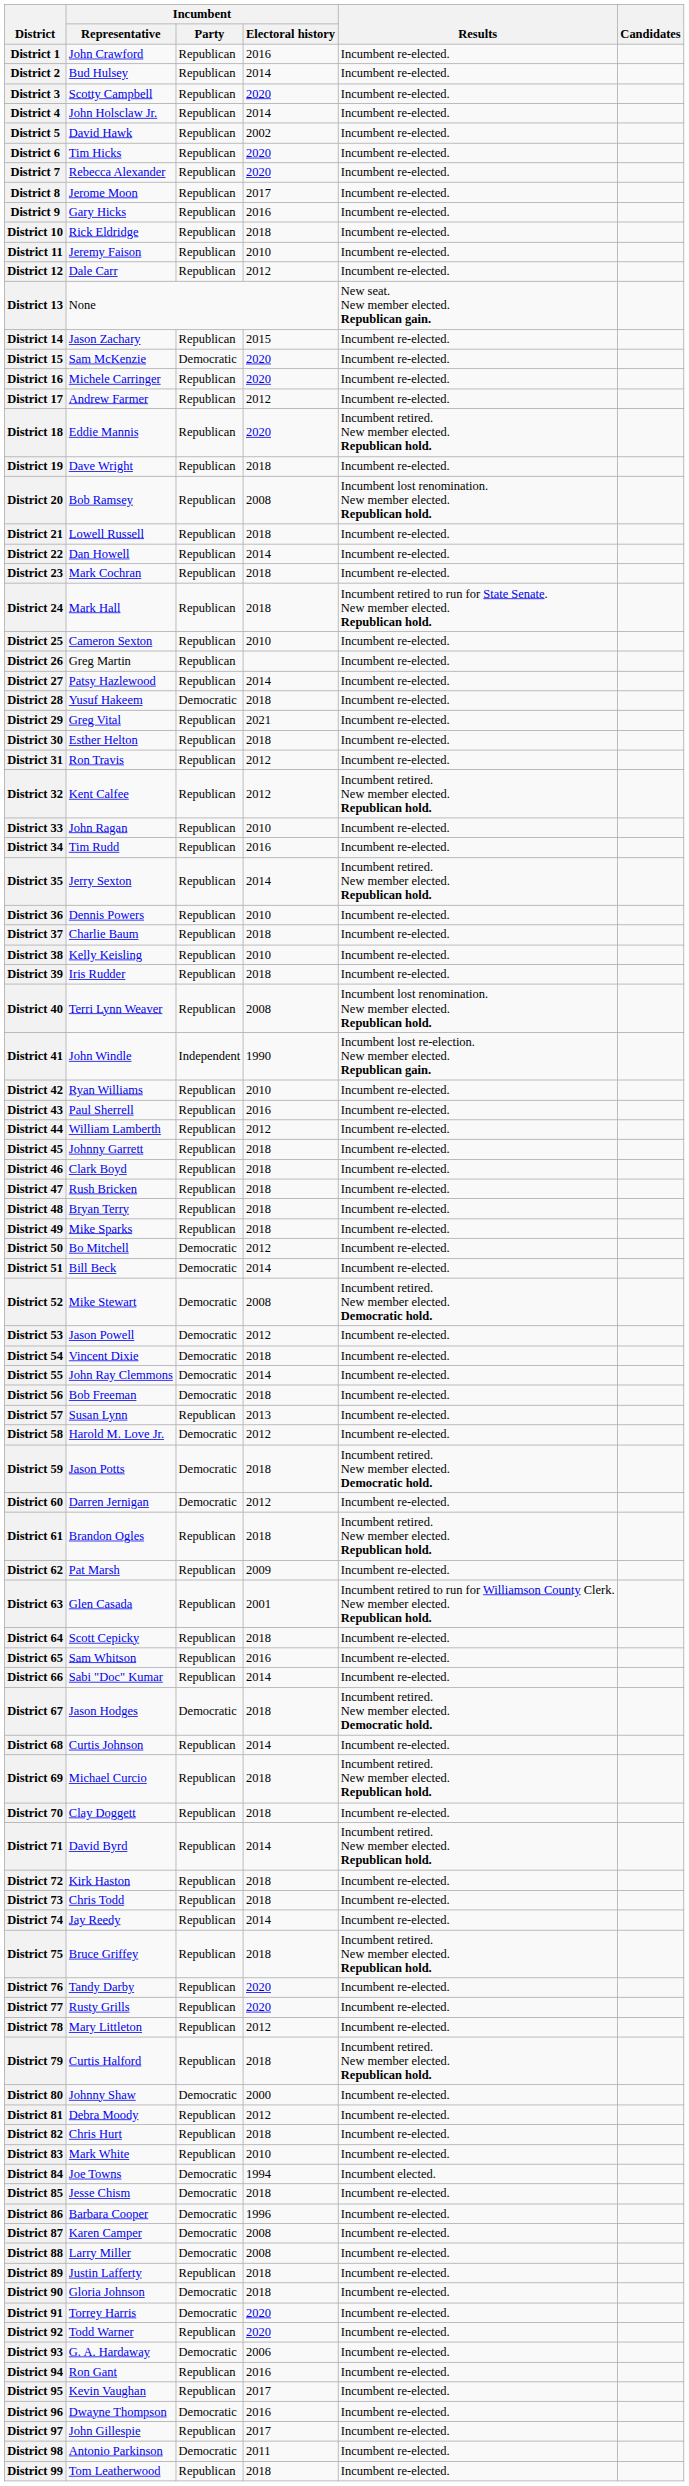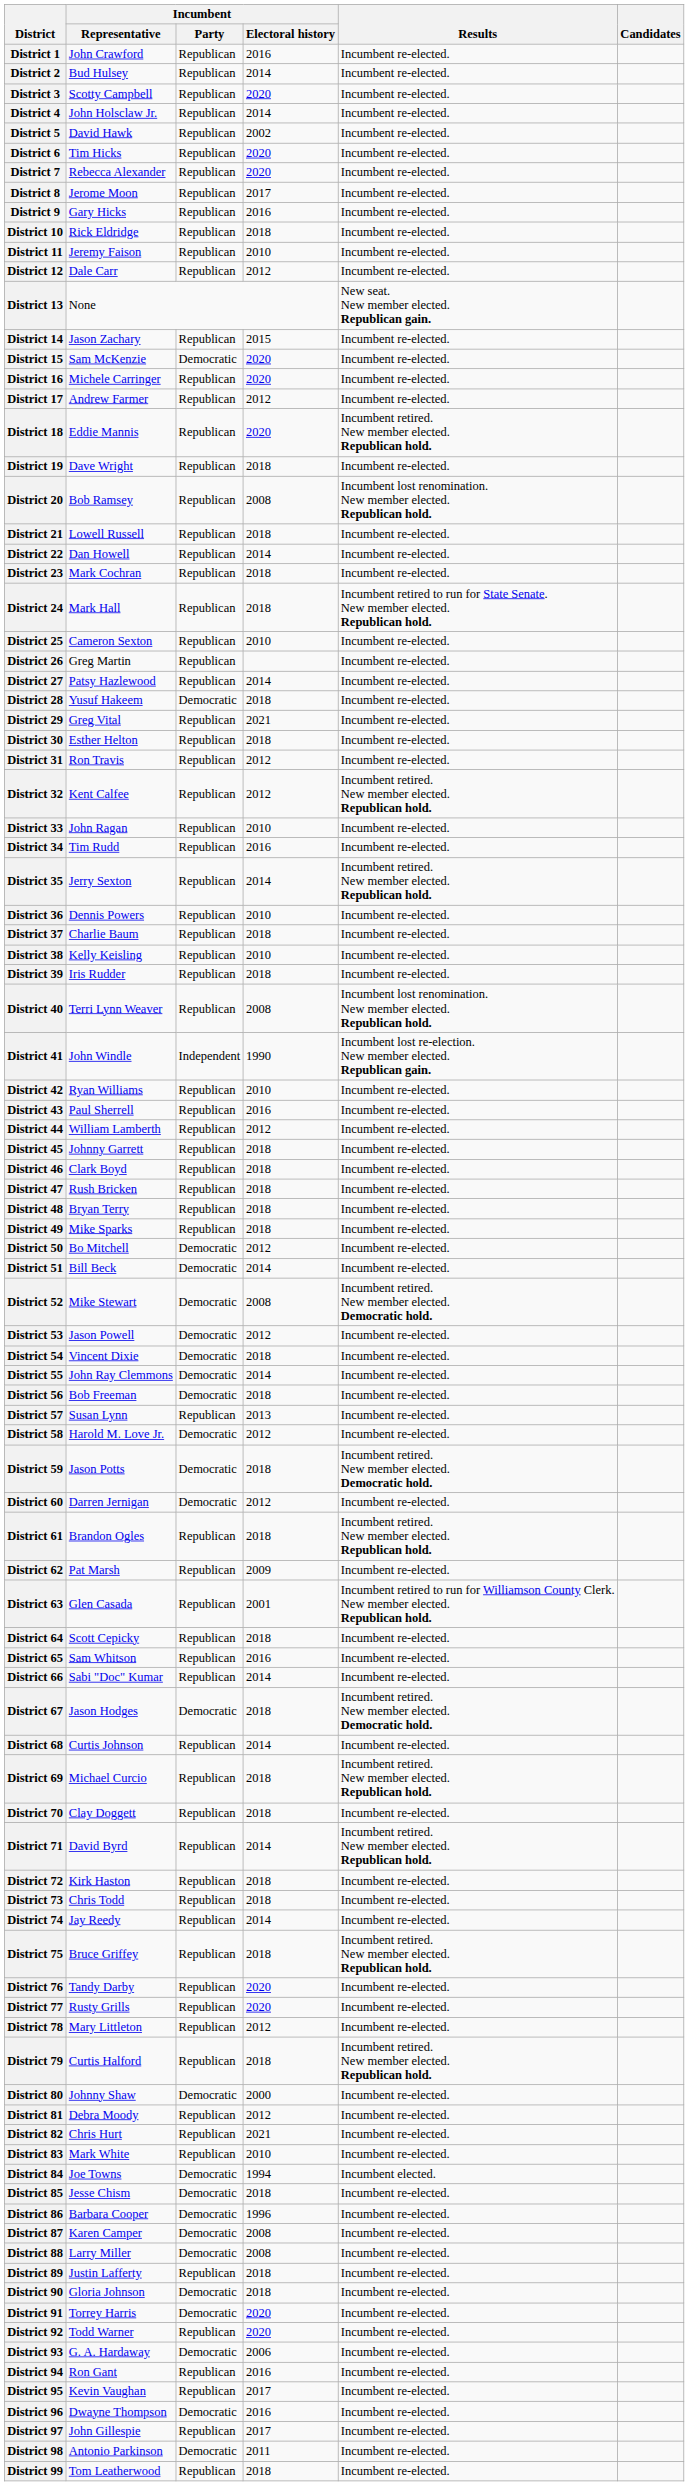(258, 2134) 2018 -> (258, 2134) 2021
